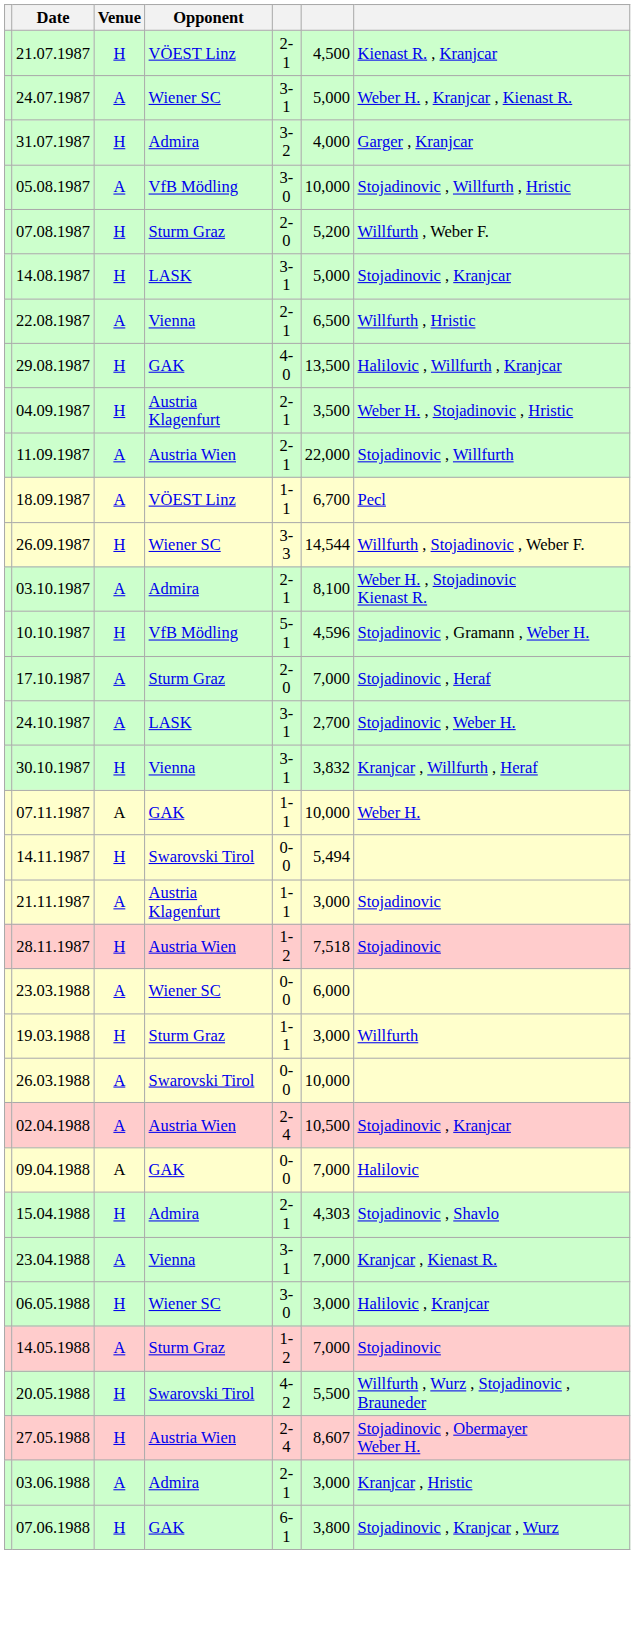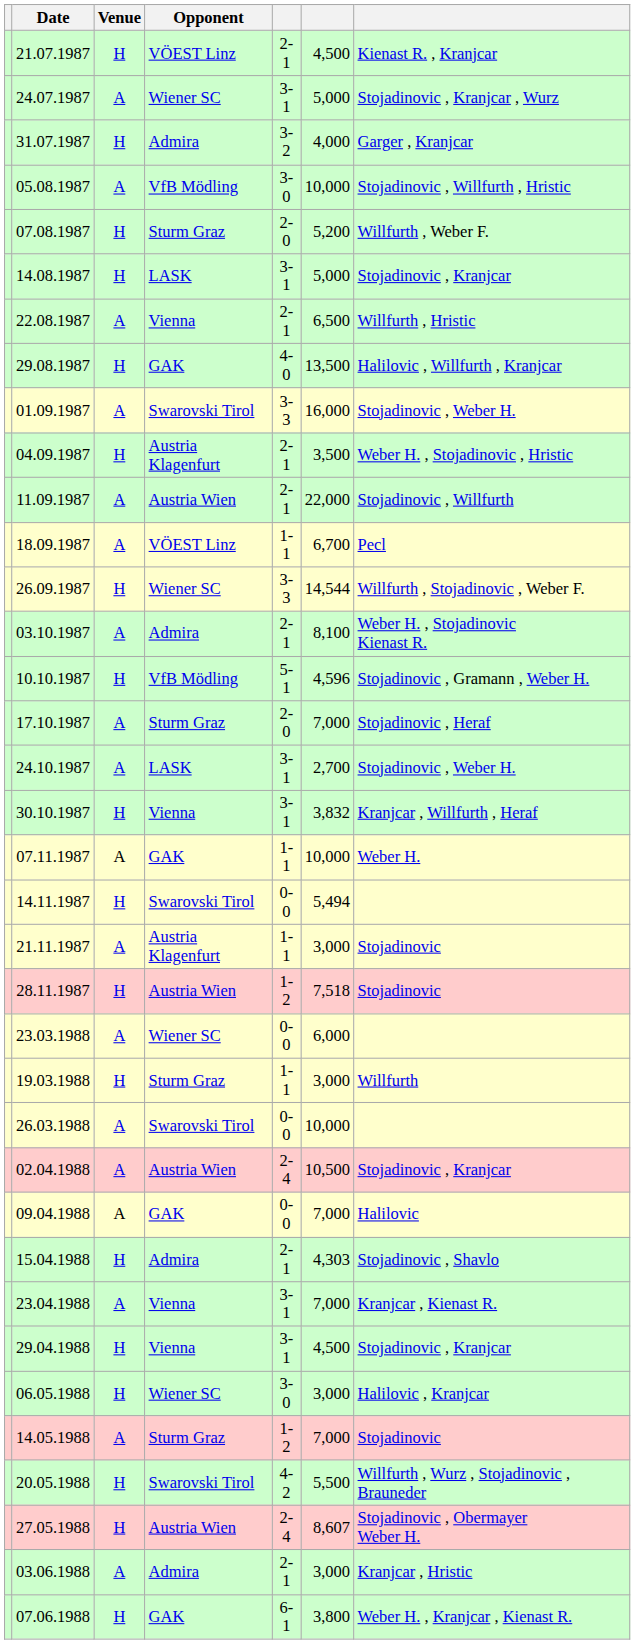(465, 97) Weber H. , Kranjcar , Kienast R. -> (458, 97) Stojadinovic , Kranjcar , Wurz
+ row: (53, 410)
+ row: (53, 1348)
(458, 1527) Stojadinovic , Kranjcar , Wurz -> (465, 1616) Weber H. , Kranjcar , Kienast R.
